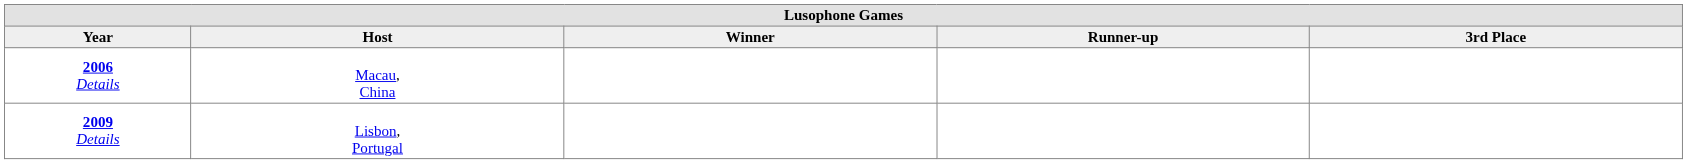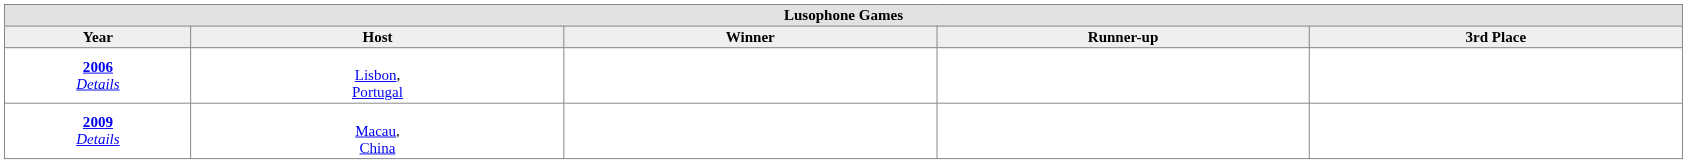(377, 83) Macau, China -> (377, 83) Lisbon, Portugal
(377, 139) Lisbon, Portugal -> (377, 139) Macau, China
